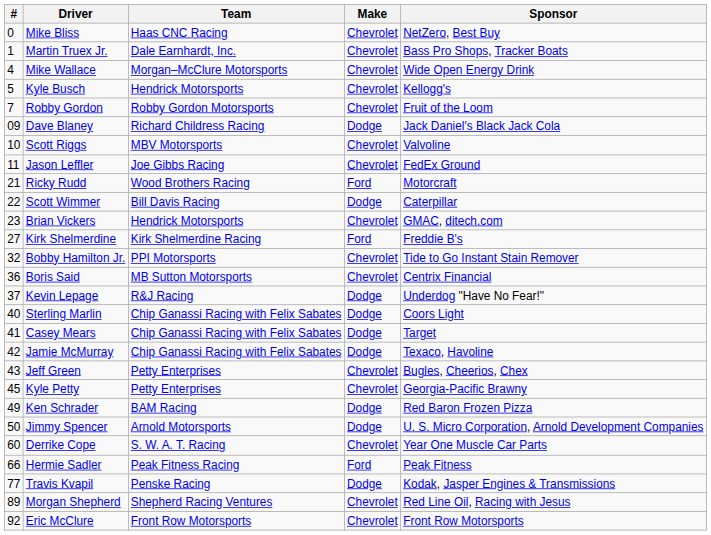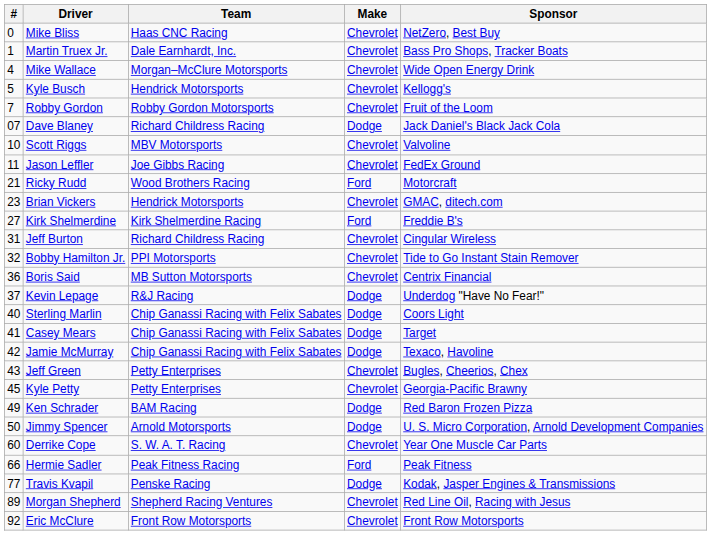(14, 127) 09 -> (14, 127) 07
- row: (63, 202)
+ row: (54, 239)
